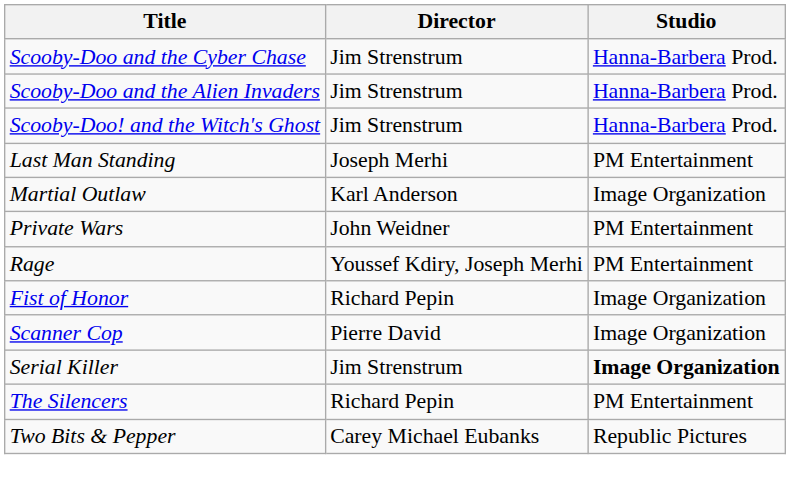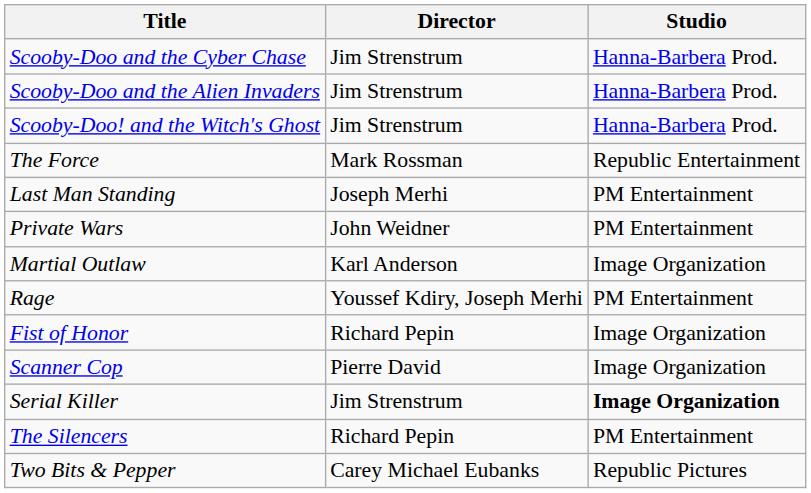+ row: (54, 159)
rows swapped: (78, 194) <-> (66, 228)
